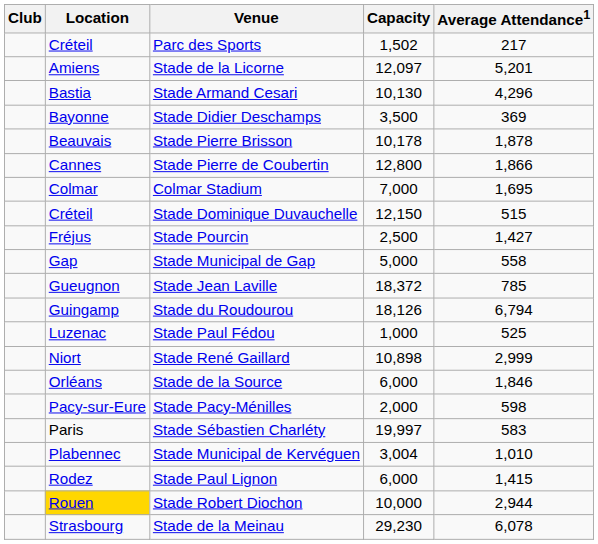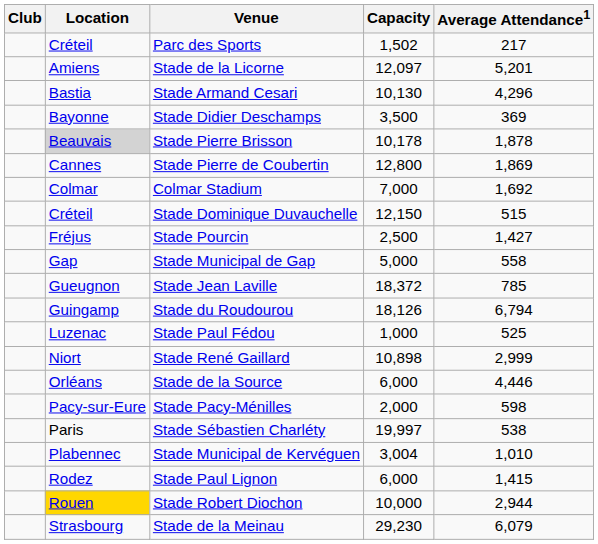(80, 141) no background -> (80, 141) lightgrey background
(514, 165) 1,866 -> (514, 165) 1,869
(514, 189) 1,695 -> (514, 189) 1,692
(514, 382) 1,846 -> (514, 382) 4,446
(514, 430) 583 -> (514, 430) 538
(514, 526) 6,078 -> (514, 526) 6,079
